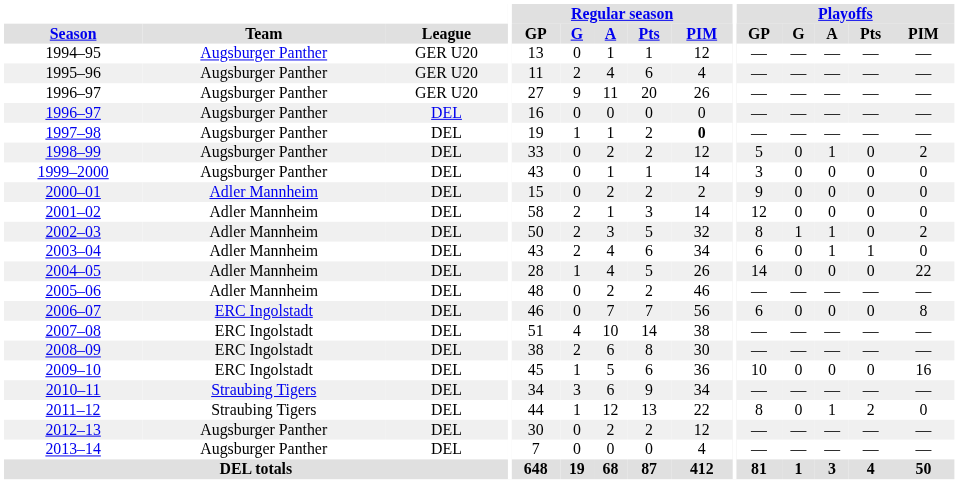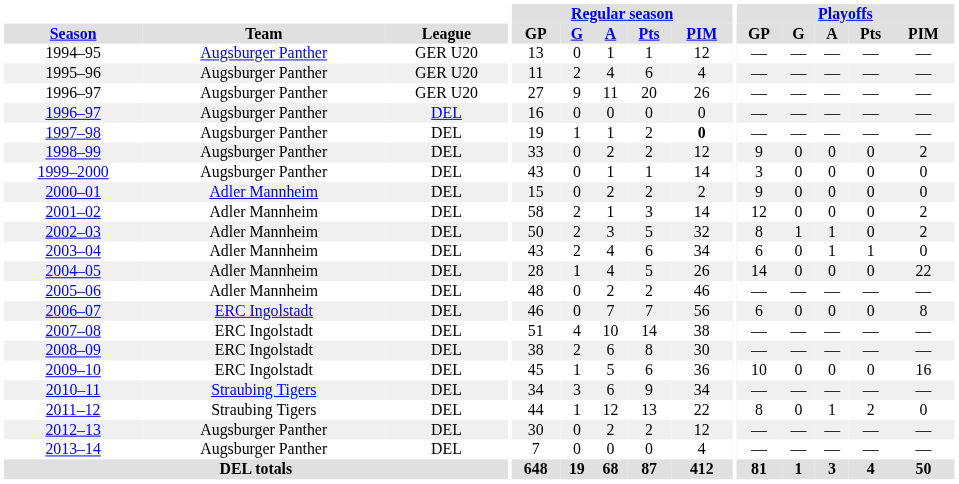(759, 152) 5 -> (759, 152) 9
(832, 152) 1 -> (832, 152) 0
(923, 211) 0 -> (923, 211) 2
